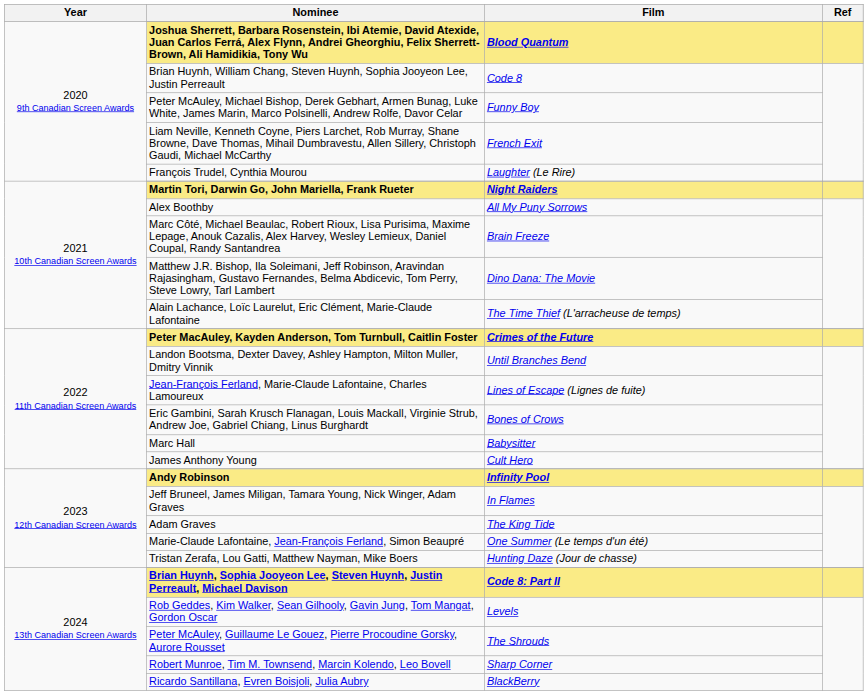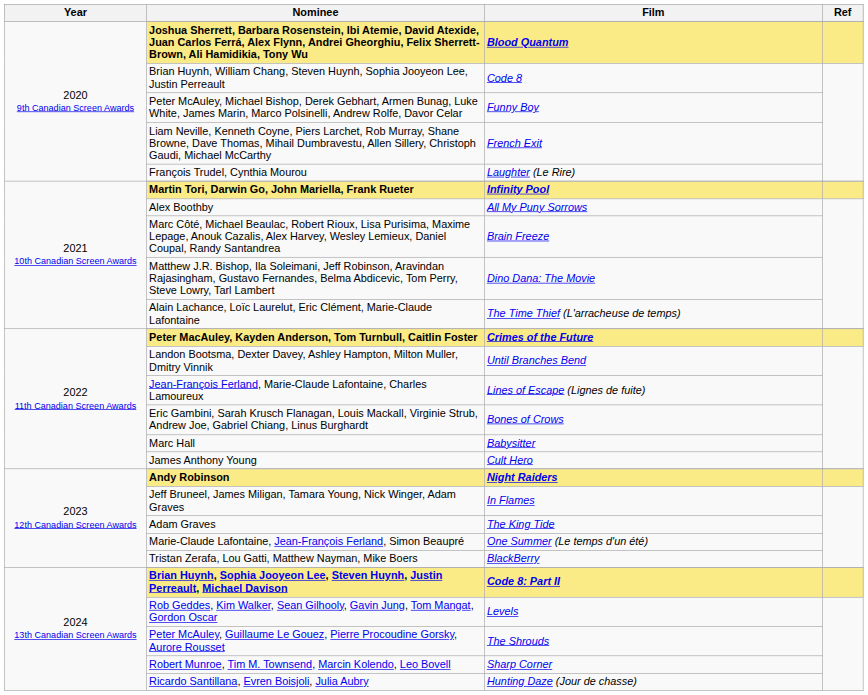(522, 190) Night Raiders -> (518, 190) Infinity Pool
(518, 477) Infinity Pool -> (522, 477) Night Raiders
(562, 559) Hunting Daze (Jour de chasse) -> (513, 559) BlackBerry
(513, 682) BlackBerry -> (562, 682) Hunting Daze (Jour de chasse)
